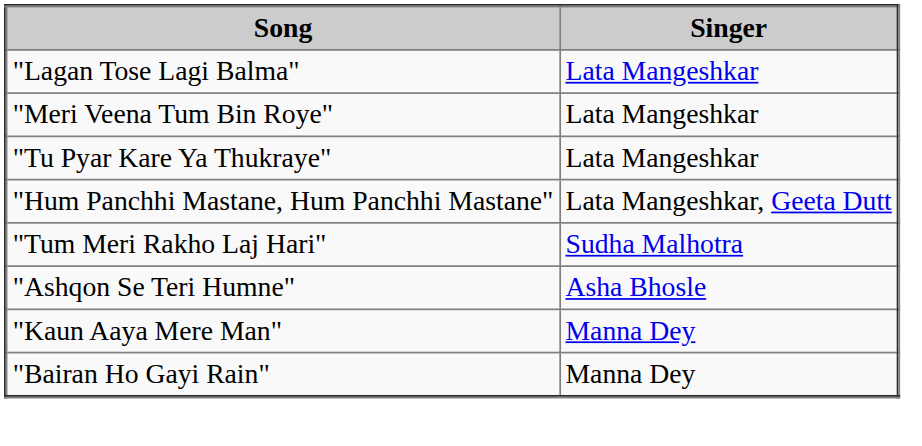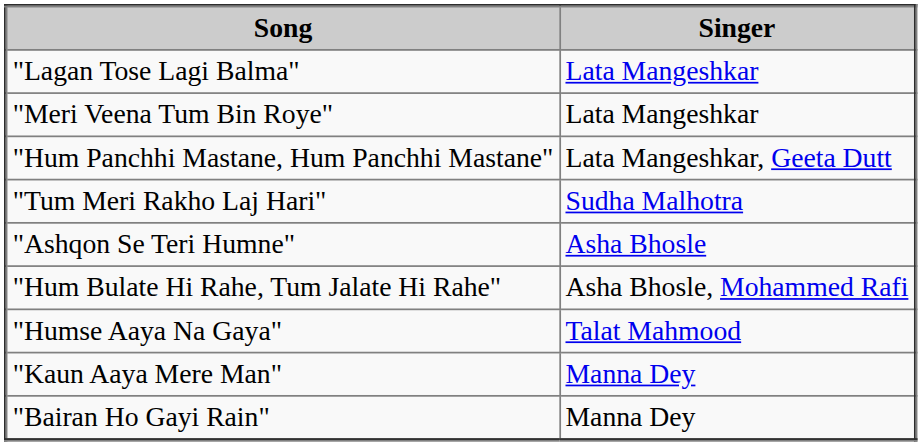- row: (172, 157)
+ row: (257, 287)
+ row: (147, 330)
